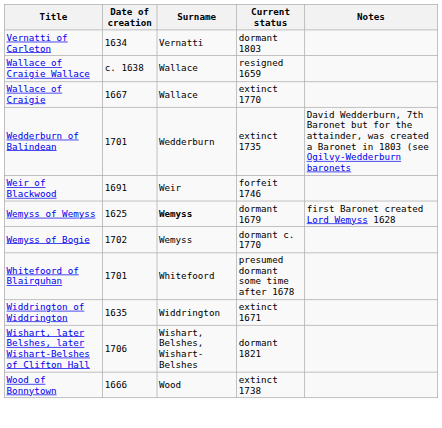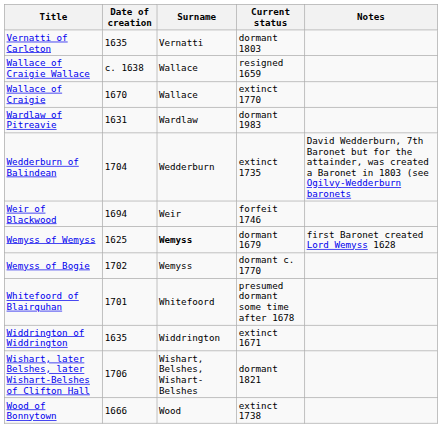(116, 43) 1634 -> (116, 43) 1635
(116, 94) 1667 -> (116, 94) 1670
+ row: (34, 120)
(116, 141) 1701 -> (116, 167) 1704
(116, 188) 1691 -> (116, 214) 1694
